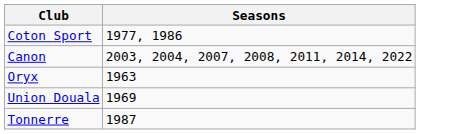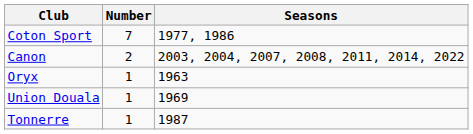+ column: (129, 15)
